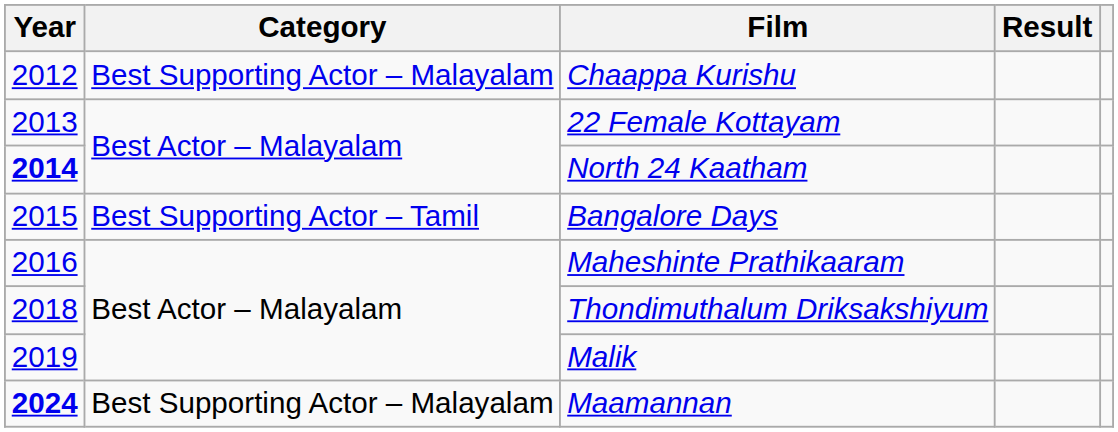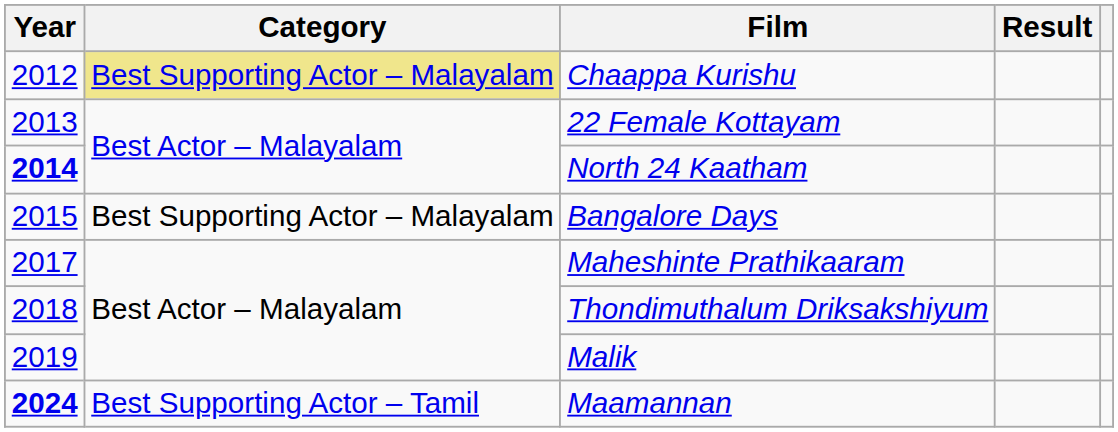(322, 74) no background -> (322, 74) khaki background
(285, 215) Best Supporting Actor – Tamil -> (322, 215) Best Supporting Actor – Malayalam
(45, 262) 2016 -> (45, 262) 2017
(322, 403) Best Supporting Actor – Malayalam -> (285, 403) Best Supporting Actor – Tamil
